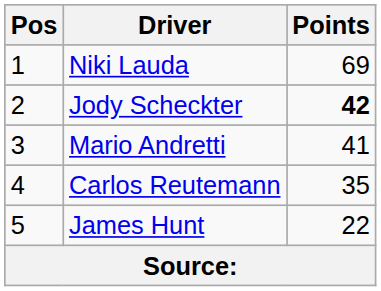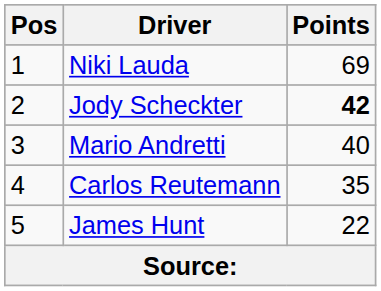(356, 146) 41 -> (356, 146) 40
